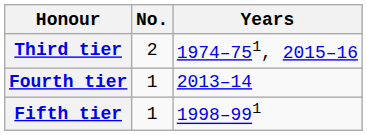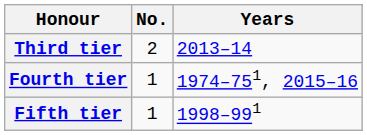(267, 51) 1974–751, 2015–16 -> (214, 49) 2013–14
(214, 82) 2013–14 -> (267, 80) 1974–751, 2015–16
